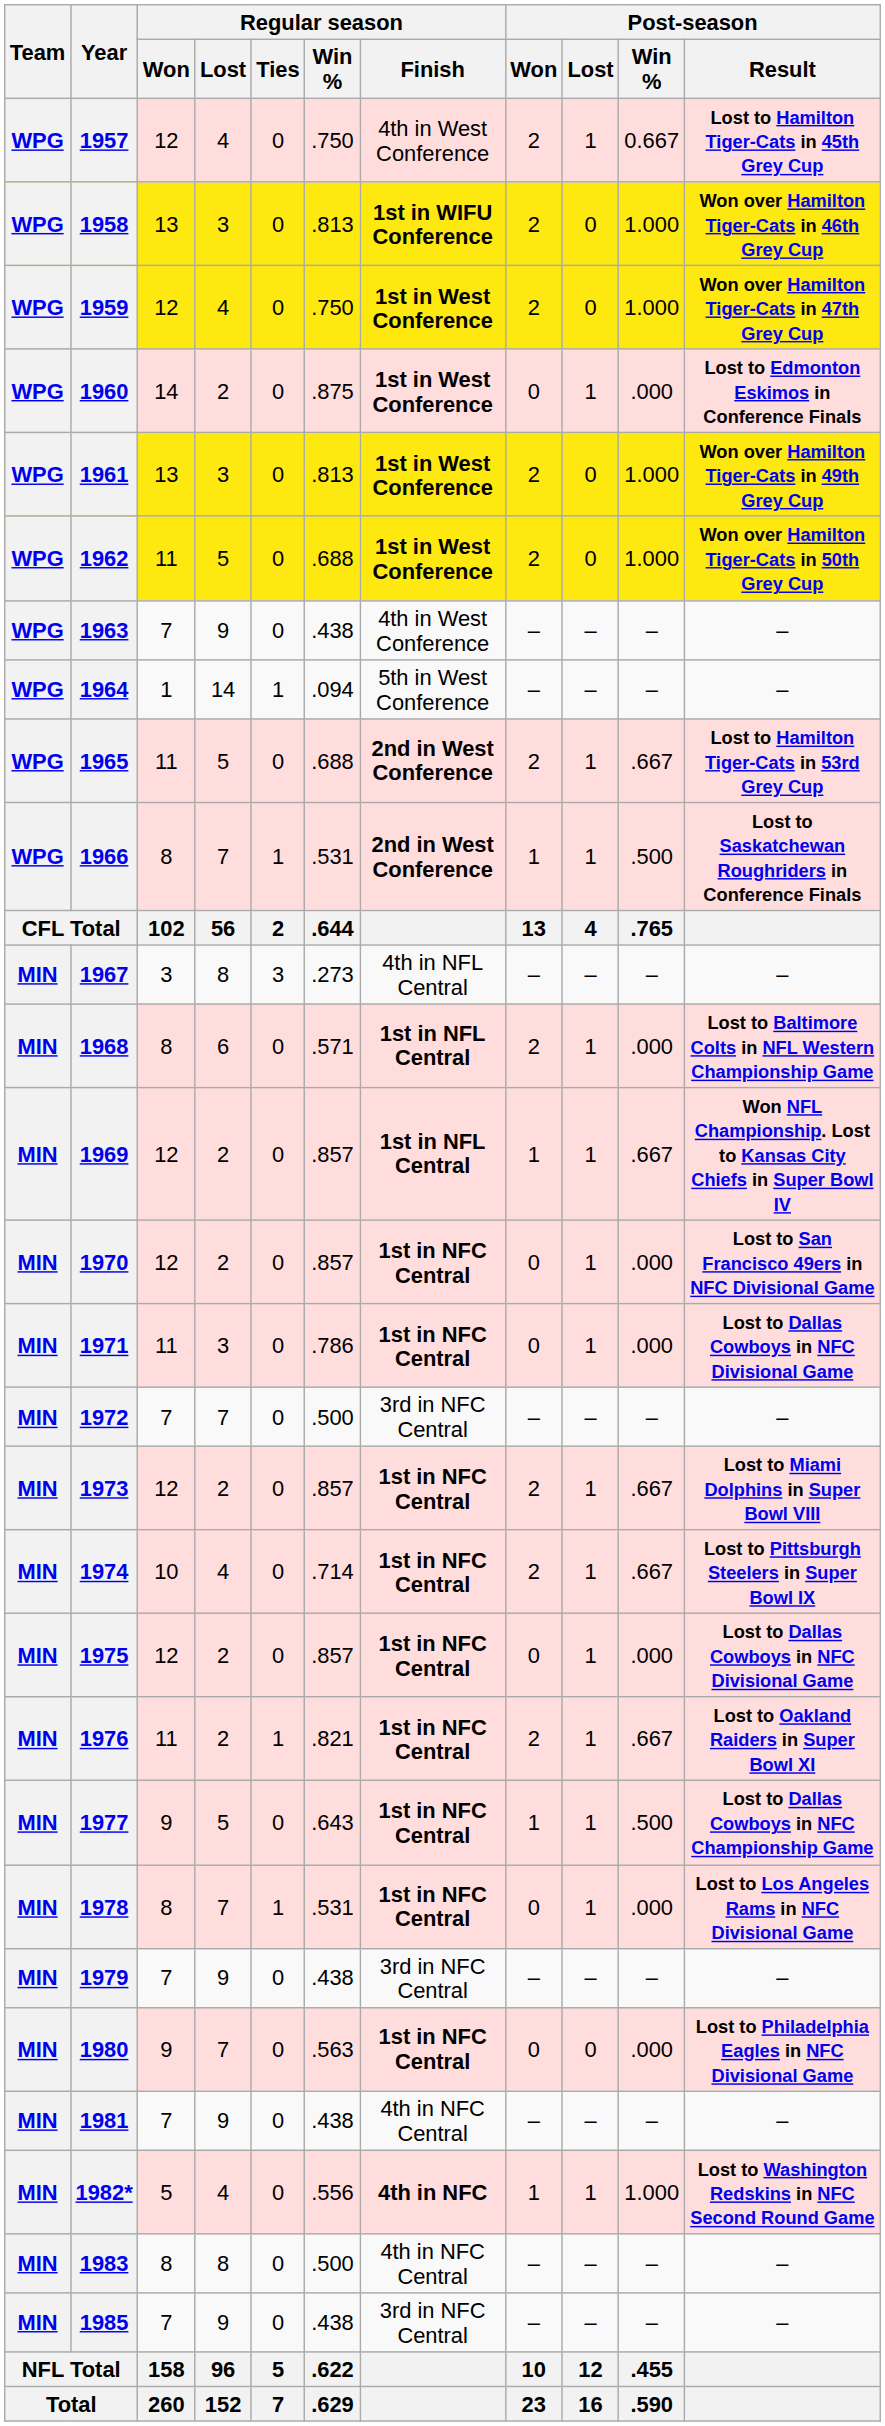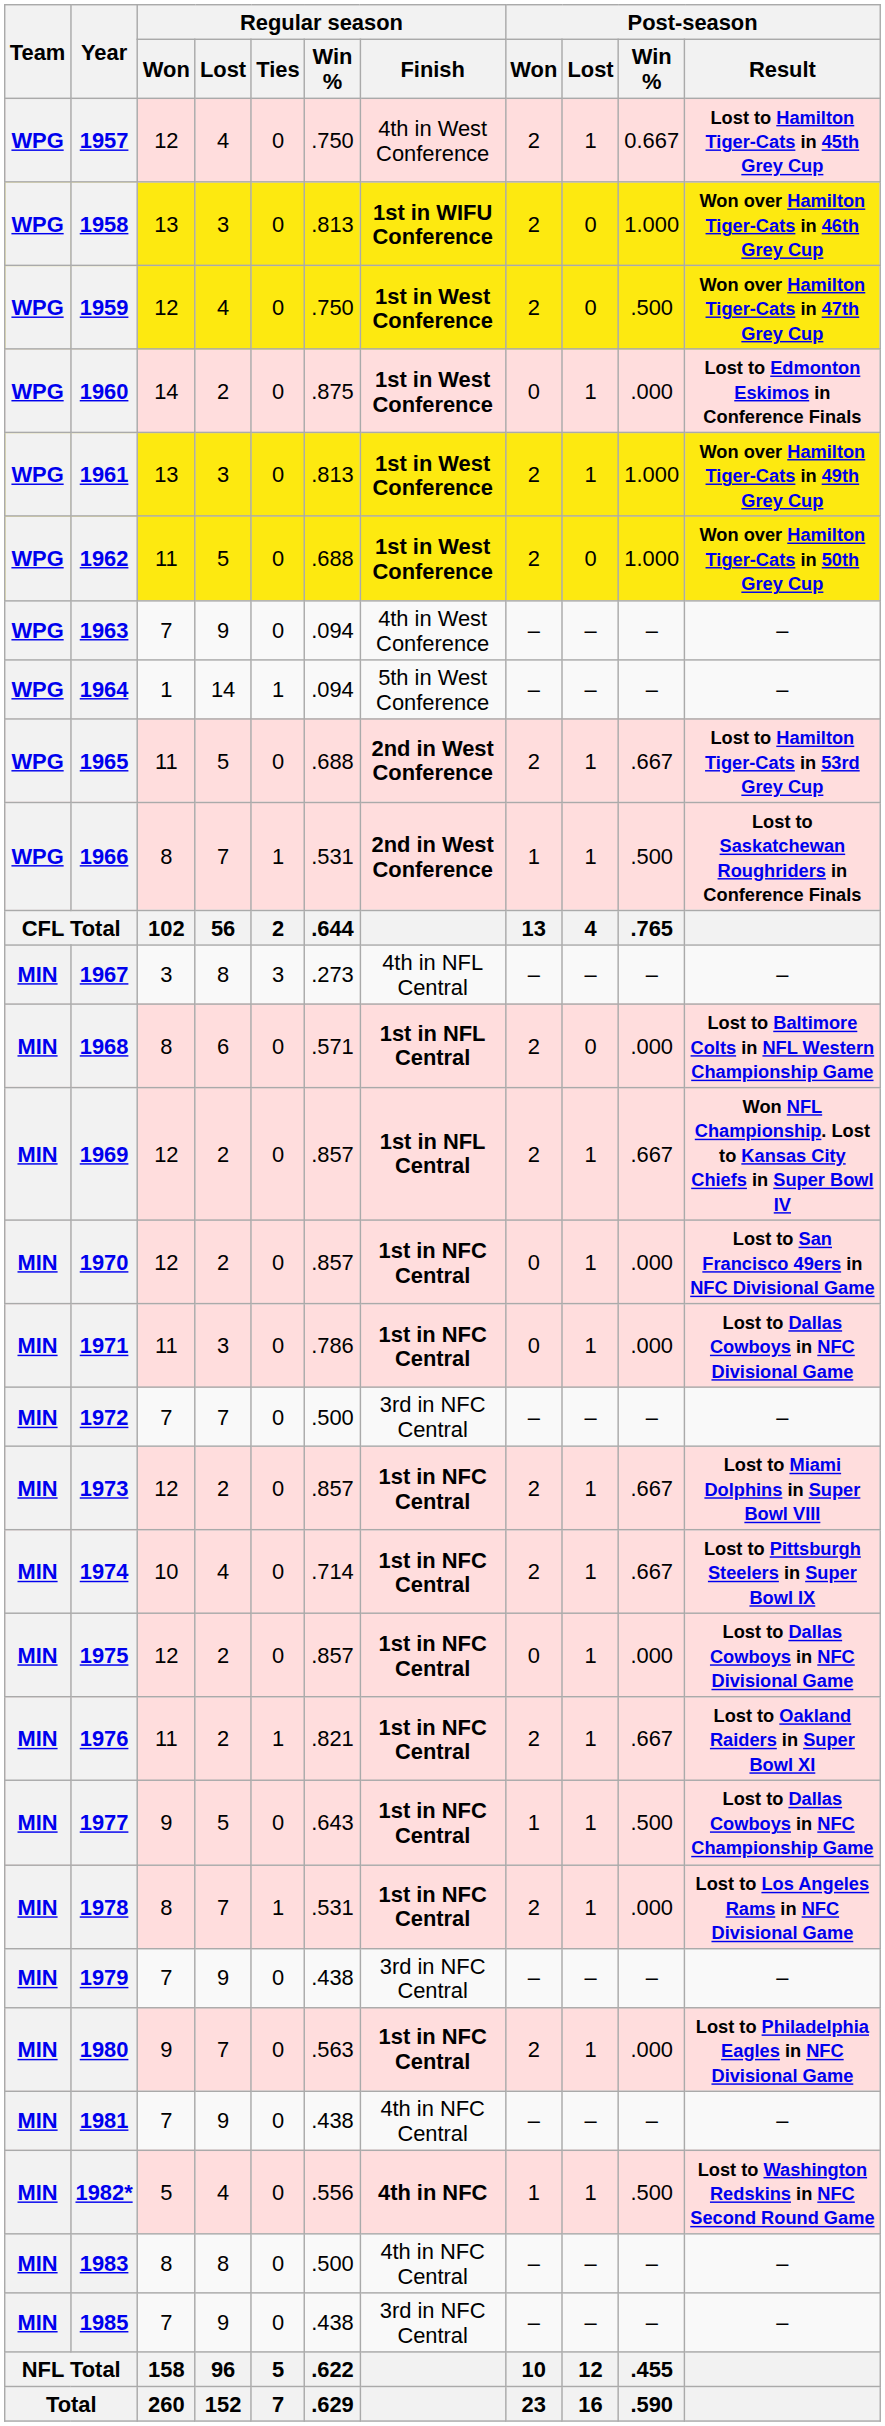(652, 308) 1.000 -> (652, 308) .500
(590, 475) 0 -> (590, 475) 1
(332, 630) .438 -> (332, 630) .094
(590, 1046) 1 -> (590, 1046) 0
(534, 1154) 1 -> (534, 1154) 2
(534, 1906) 0 -> (534, 1906) 2
(534, 2049) 0 -> (534, 2049) 2
(590, 2049) 0 -> (590, 2049) 1
(652, 2192) 1.000 -> (652, 2192) .500
